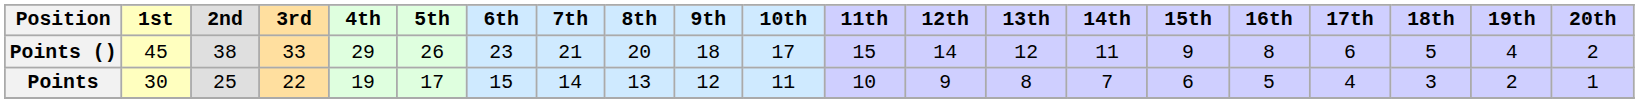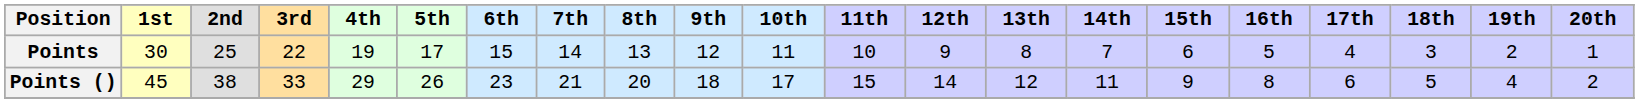rows swapped: (63, 83) <-> (63, 52)
